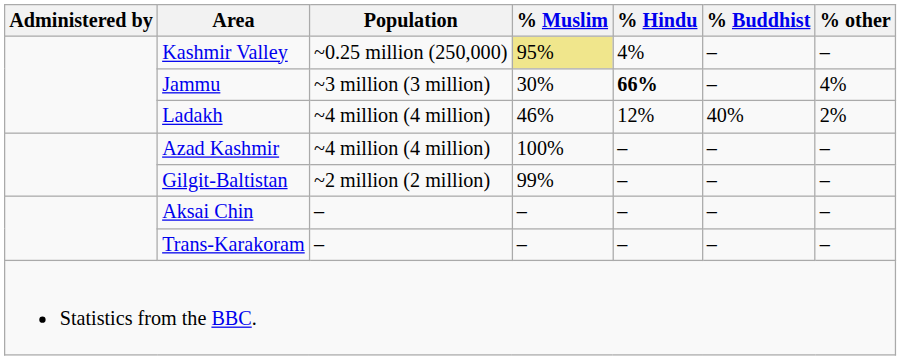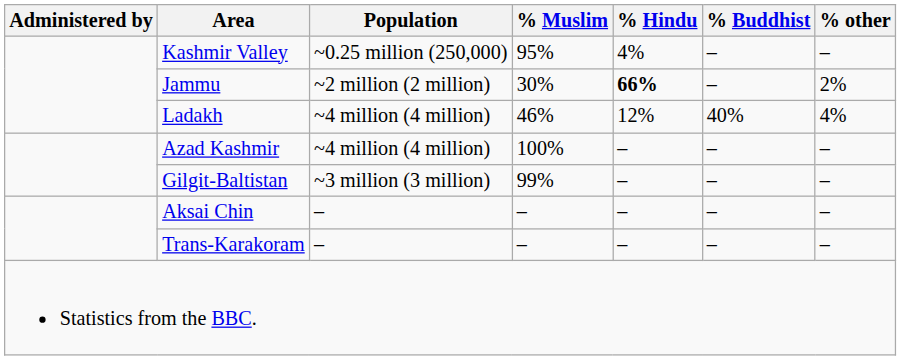(535, 52) khaki background -> (535, 52) no background
(402, 84) ~3 million (3 million) -> (402, 84) ~2 million (2 million)
(833, 84) 4% -> (833, 84) 2%
(833, 116) 2% -> (833, 116) 4%
(402, 180) ~2 million (2 million) -> (402, 180) ~3 million (3 million)
